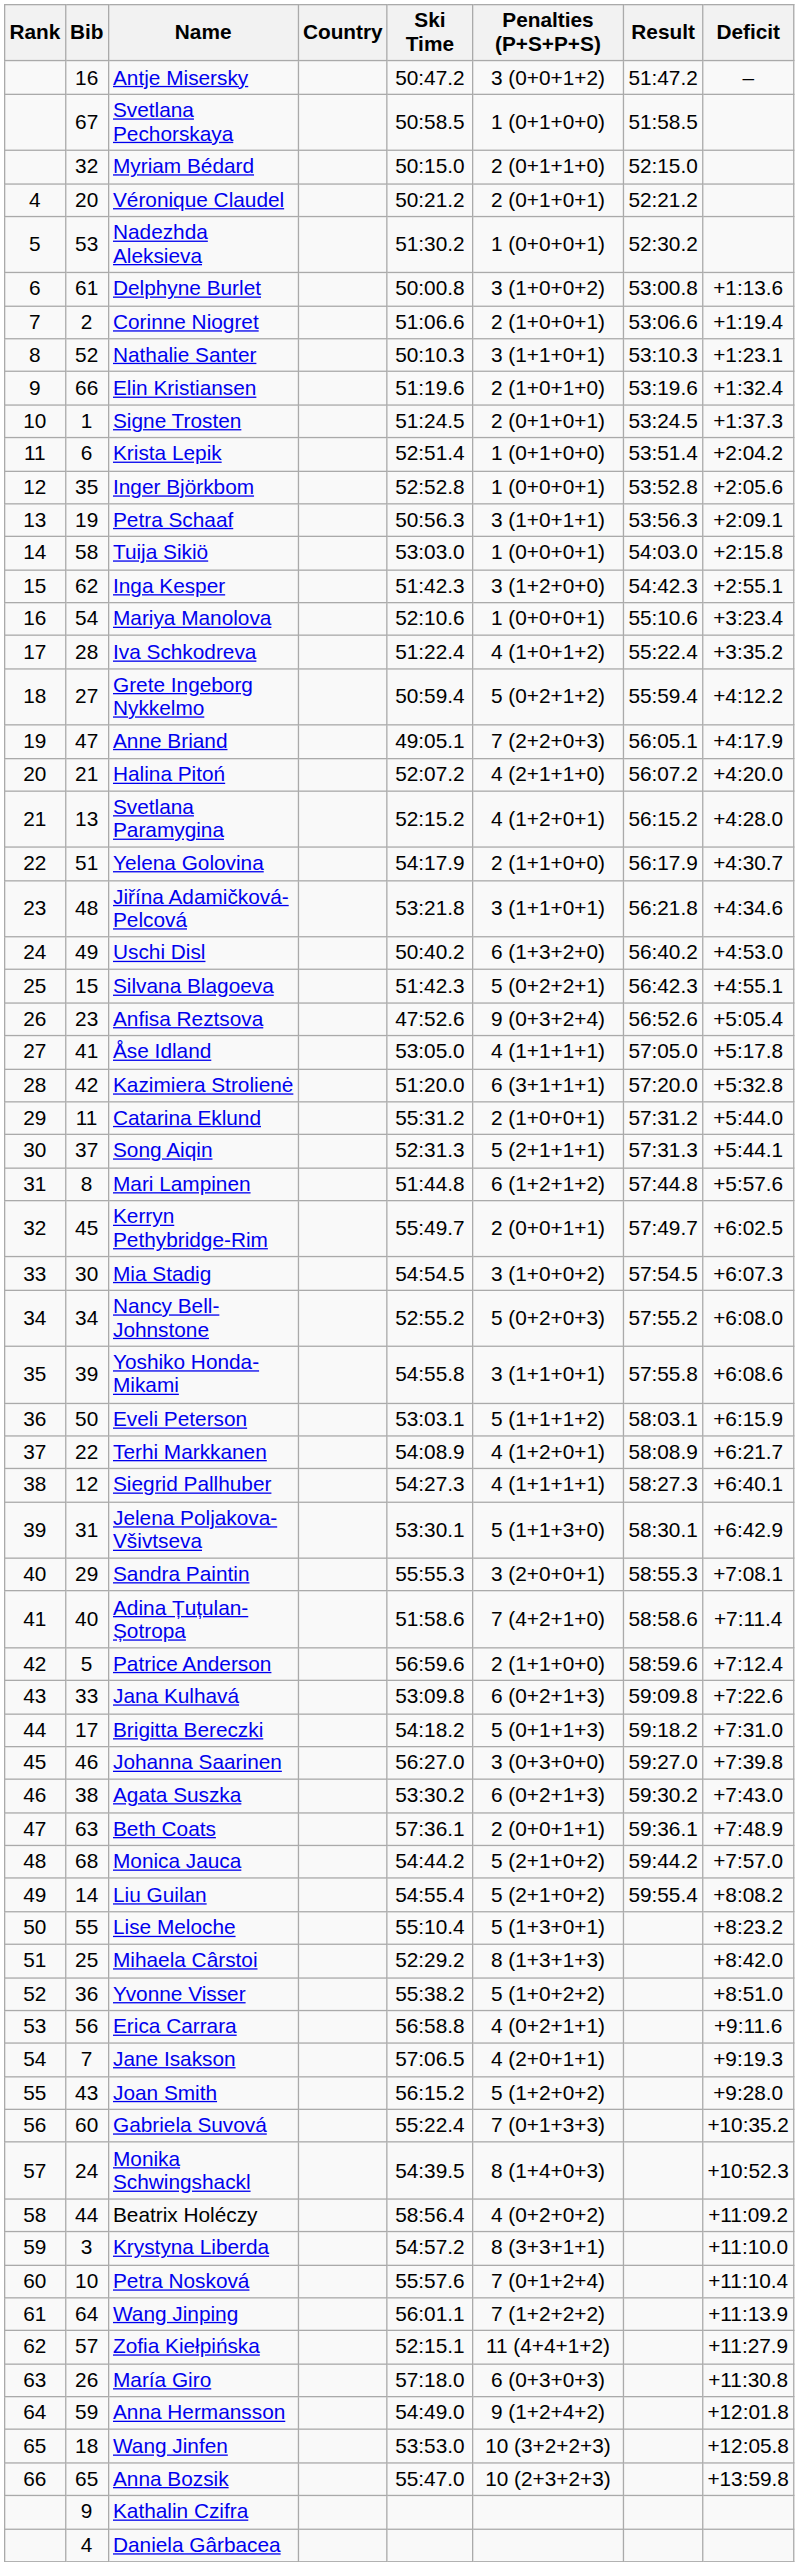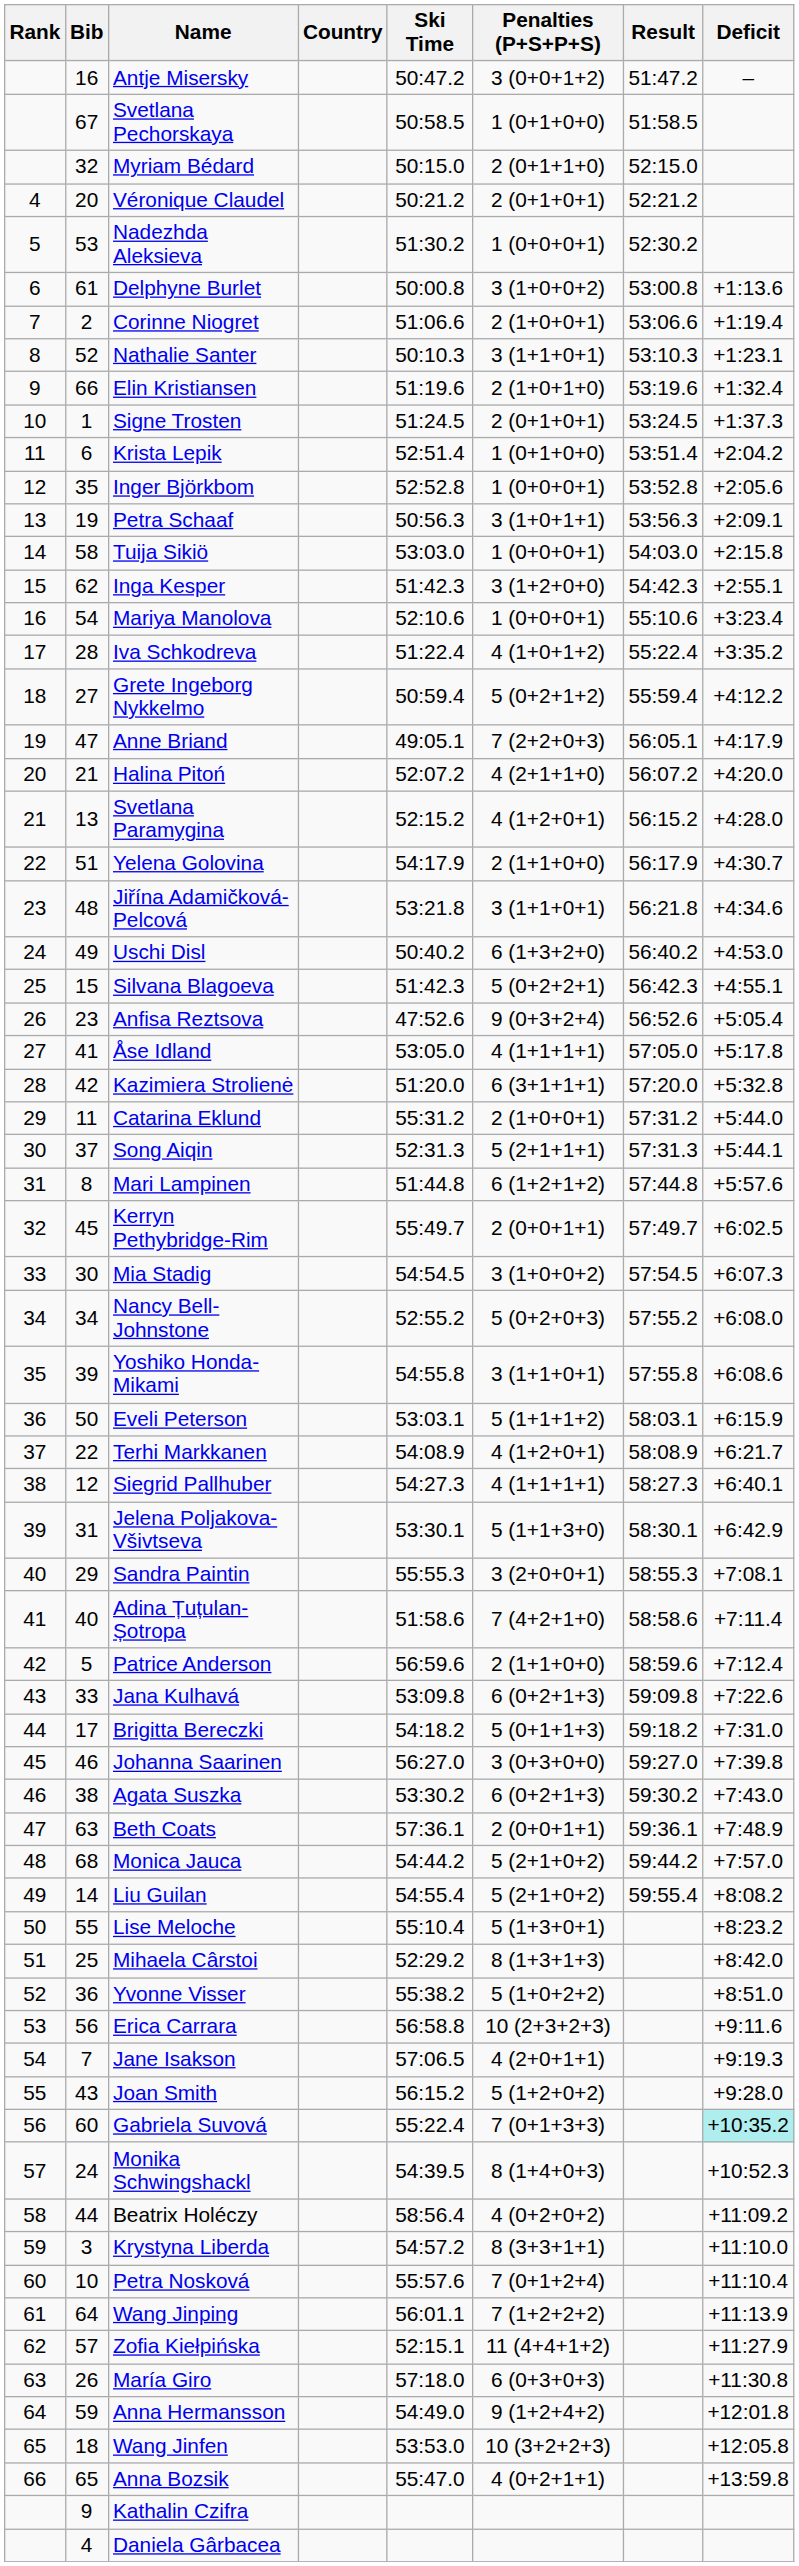(548, 2026) 4 (0+2+1+1) -> (548, 2026) 10 (2+3+2+3)
(748, 2125) no background -> (748, 2125) paleturquoise background
(548, 2478) 10 (2+3+2+3) -> (548, 2478) 4 (0+2+1+1)
